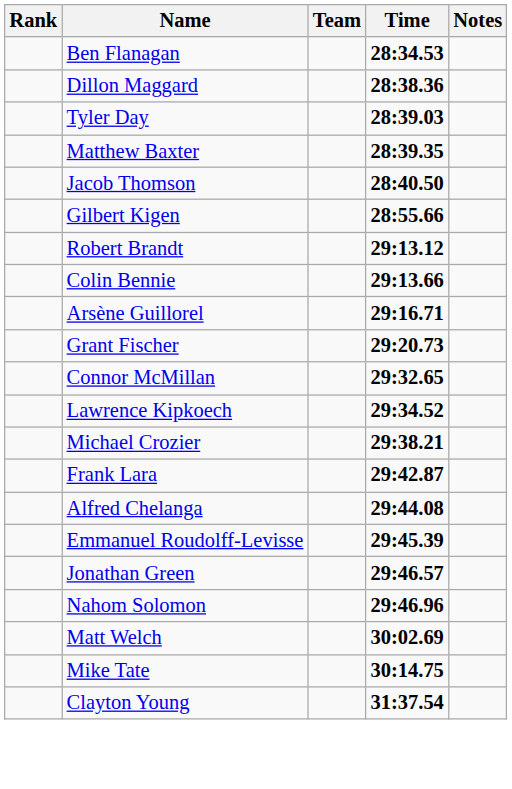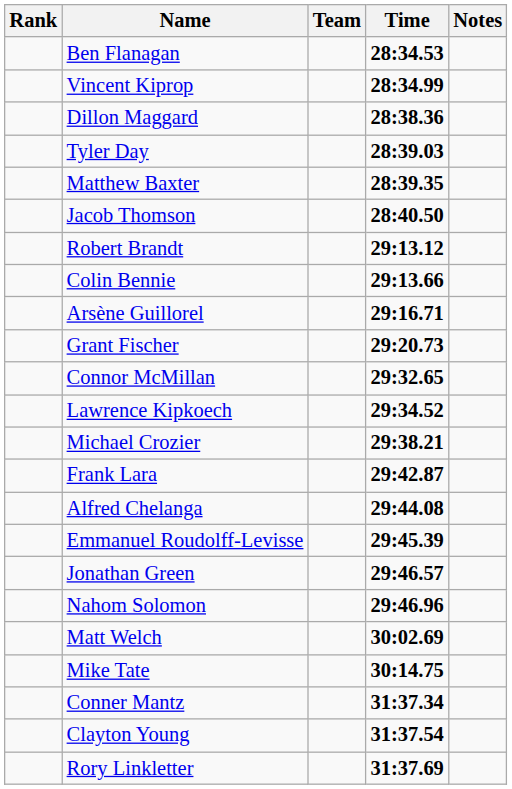+ row: (130, 85)
- row: (123, 215)
+ row: (125, 702)
+ row: (130, 767)
